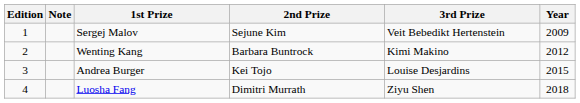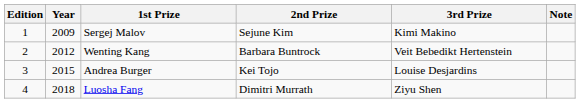columns swapped: (557, 14) <-> (60, 14)
(446, 32) Veit Bebedikt Hertenstein -> (425, 32) Kimi Makino
(418, 51) Kimi Makino -> (453, 51) Veit Bebedikt Hertenstein
